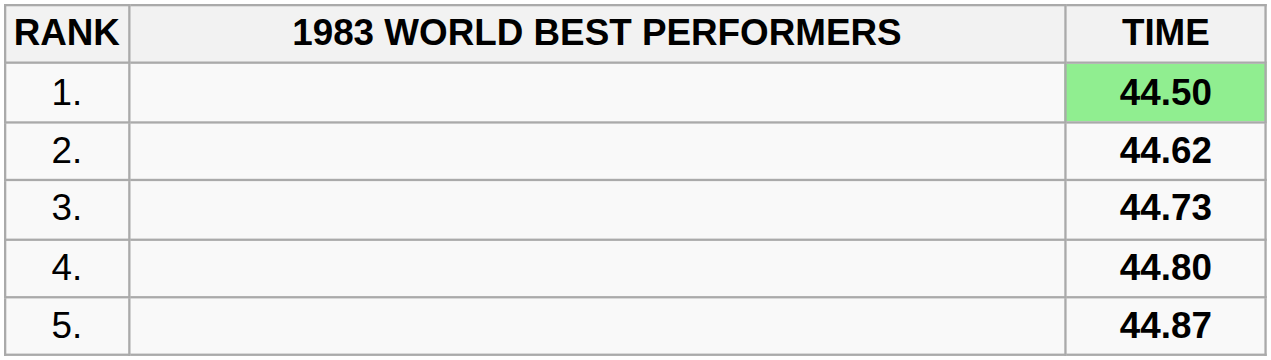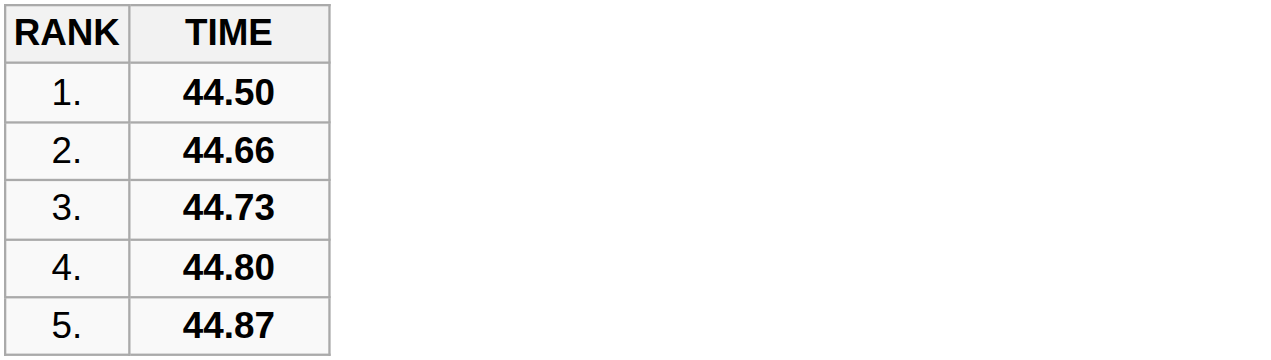- column: (597, 33)
(1166, 92) lightgreen background -> (229, 92) no background
(1166, 150) 44.62 -> (229, 150) 44.66
